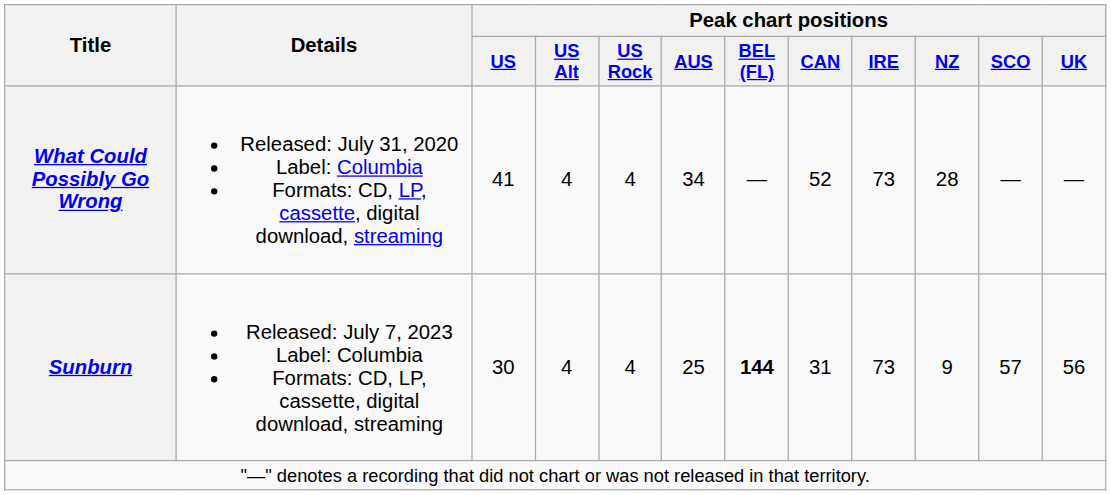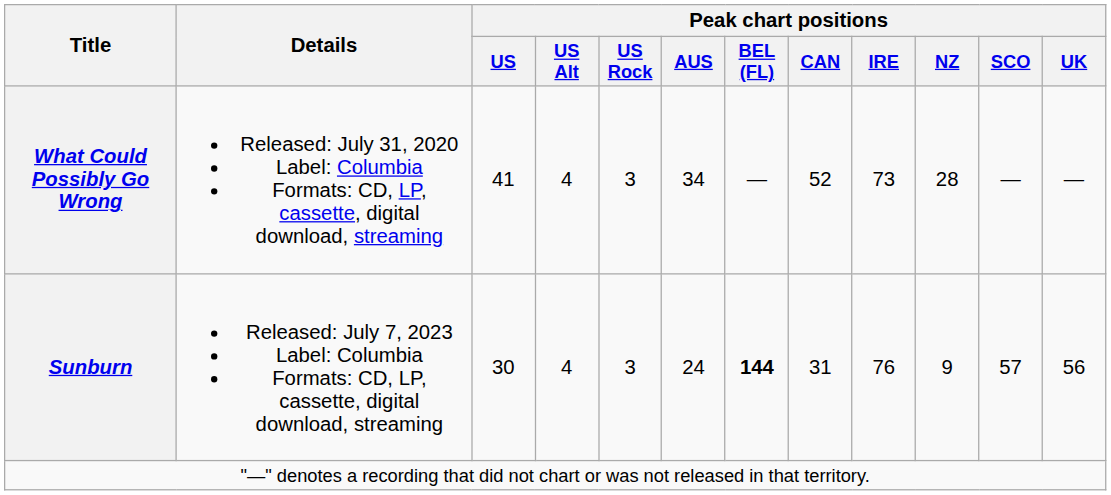(630, 179) 4 -> (630, 179) 3
(630, 366) 4 -> (630, 366) 3
(693, 366) 25 -> (693, 366) 24
(884, 366) 73 -> (884, 366) 76
